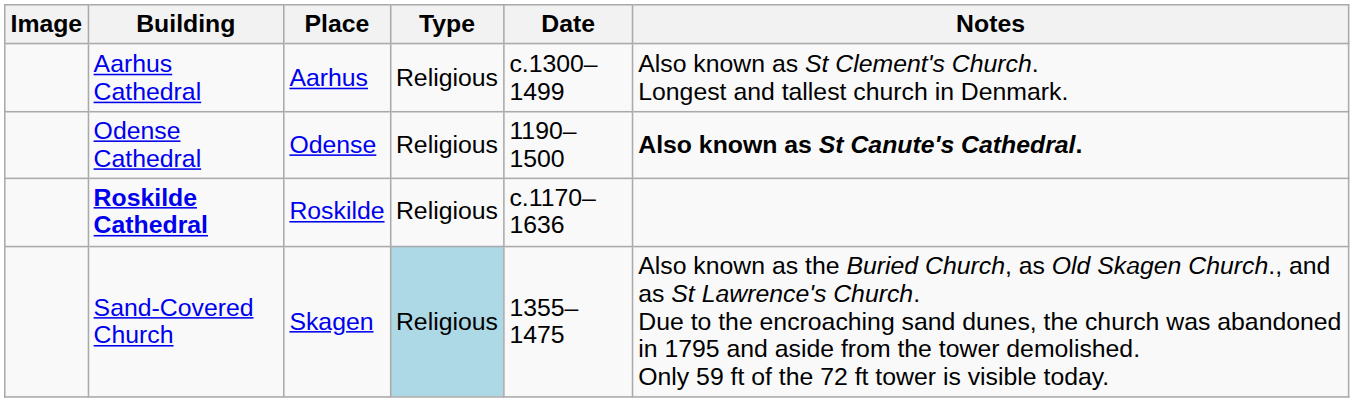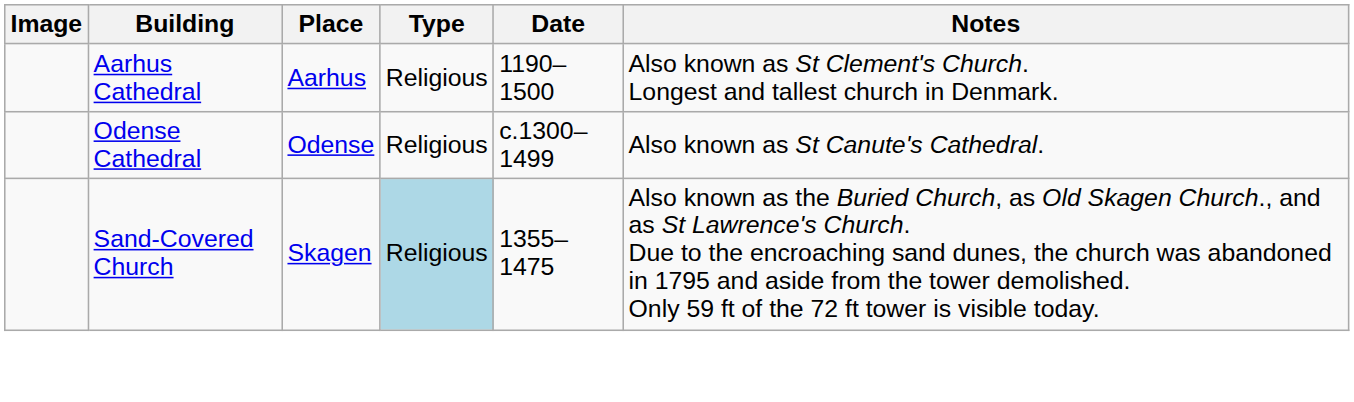(554, 77) c.1300–1499 -> (533, 77) 1190–1500
(543, 144) 1190–1500 -> (543, 144) c.1300–1499
(860, 144) bold -> (836, 144) normal
- row: (151, 211)
